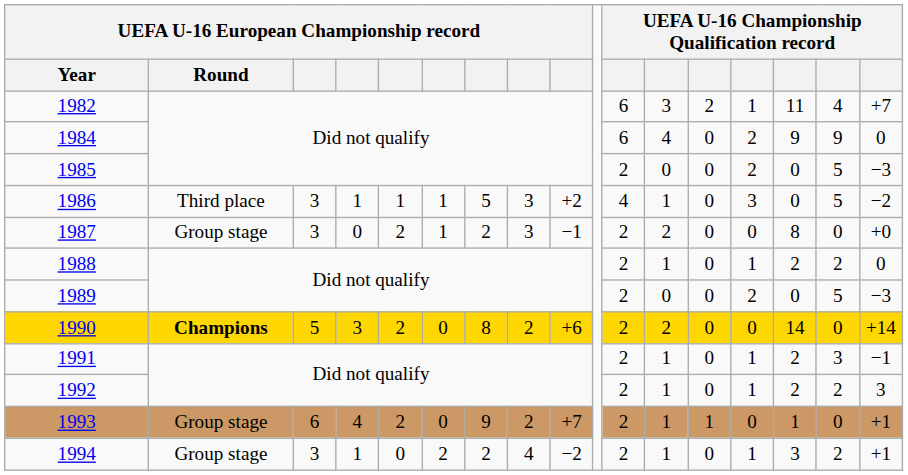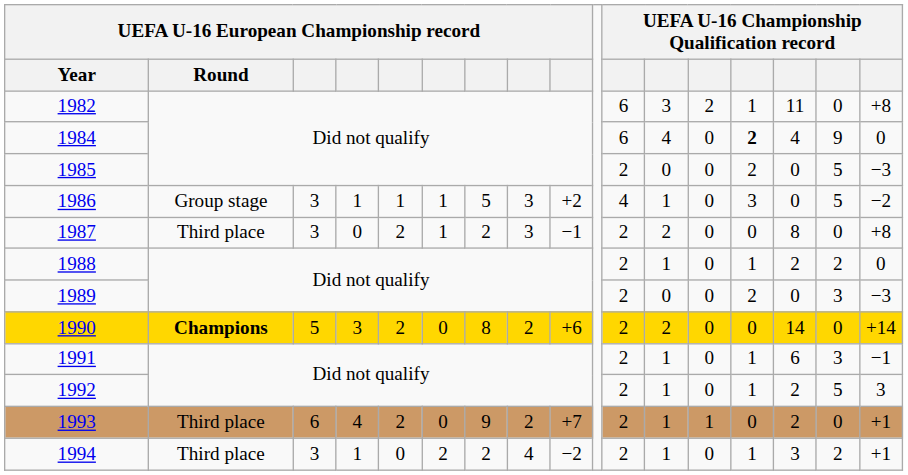(838, 106) 4 -> (838, 106) 0
(881, 106) +7 -> (881, 106) +8
(752, 138) normal -> (752, 138) bold
(795, 138) 9 -> (795, 138) 4
(221, 201) Third place -> (221, 201) Group stage
(221, 232) Group stage -> (221, 232) Third place
(881, 232) +0 -> (881, 232) +8
(838, 295) 5 -> (838, 295) 3
(795, 359) 2 -> (795, 359) 6
(838, 390) 2 -> (838, 390) 5
(221, 422) Group stage -> (221, 422) Third place
(795, 422) 1 -> (795, 422) 2
(221, 453) Group stage -> (221, 453) Third place
